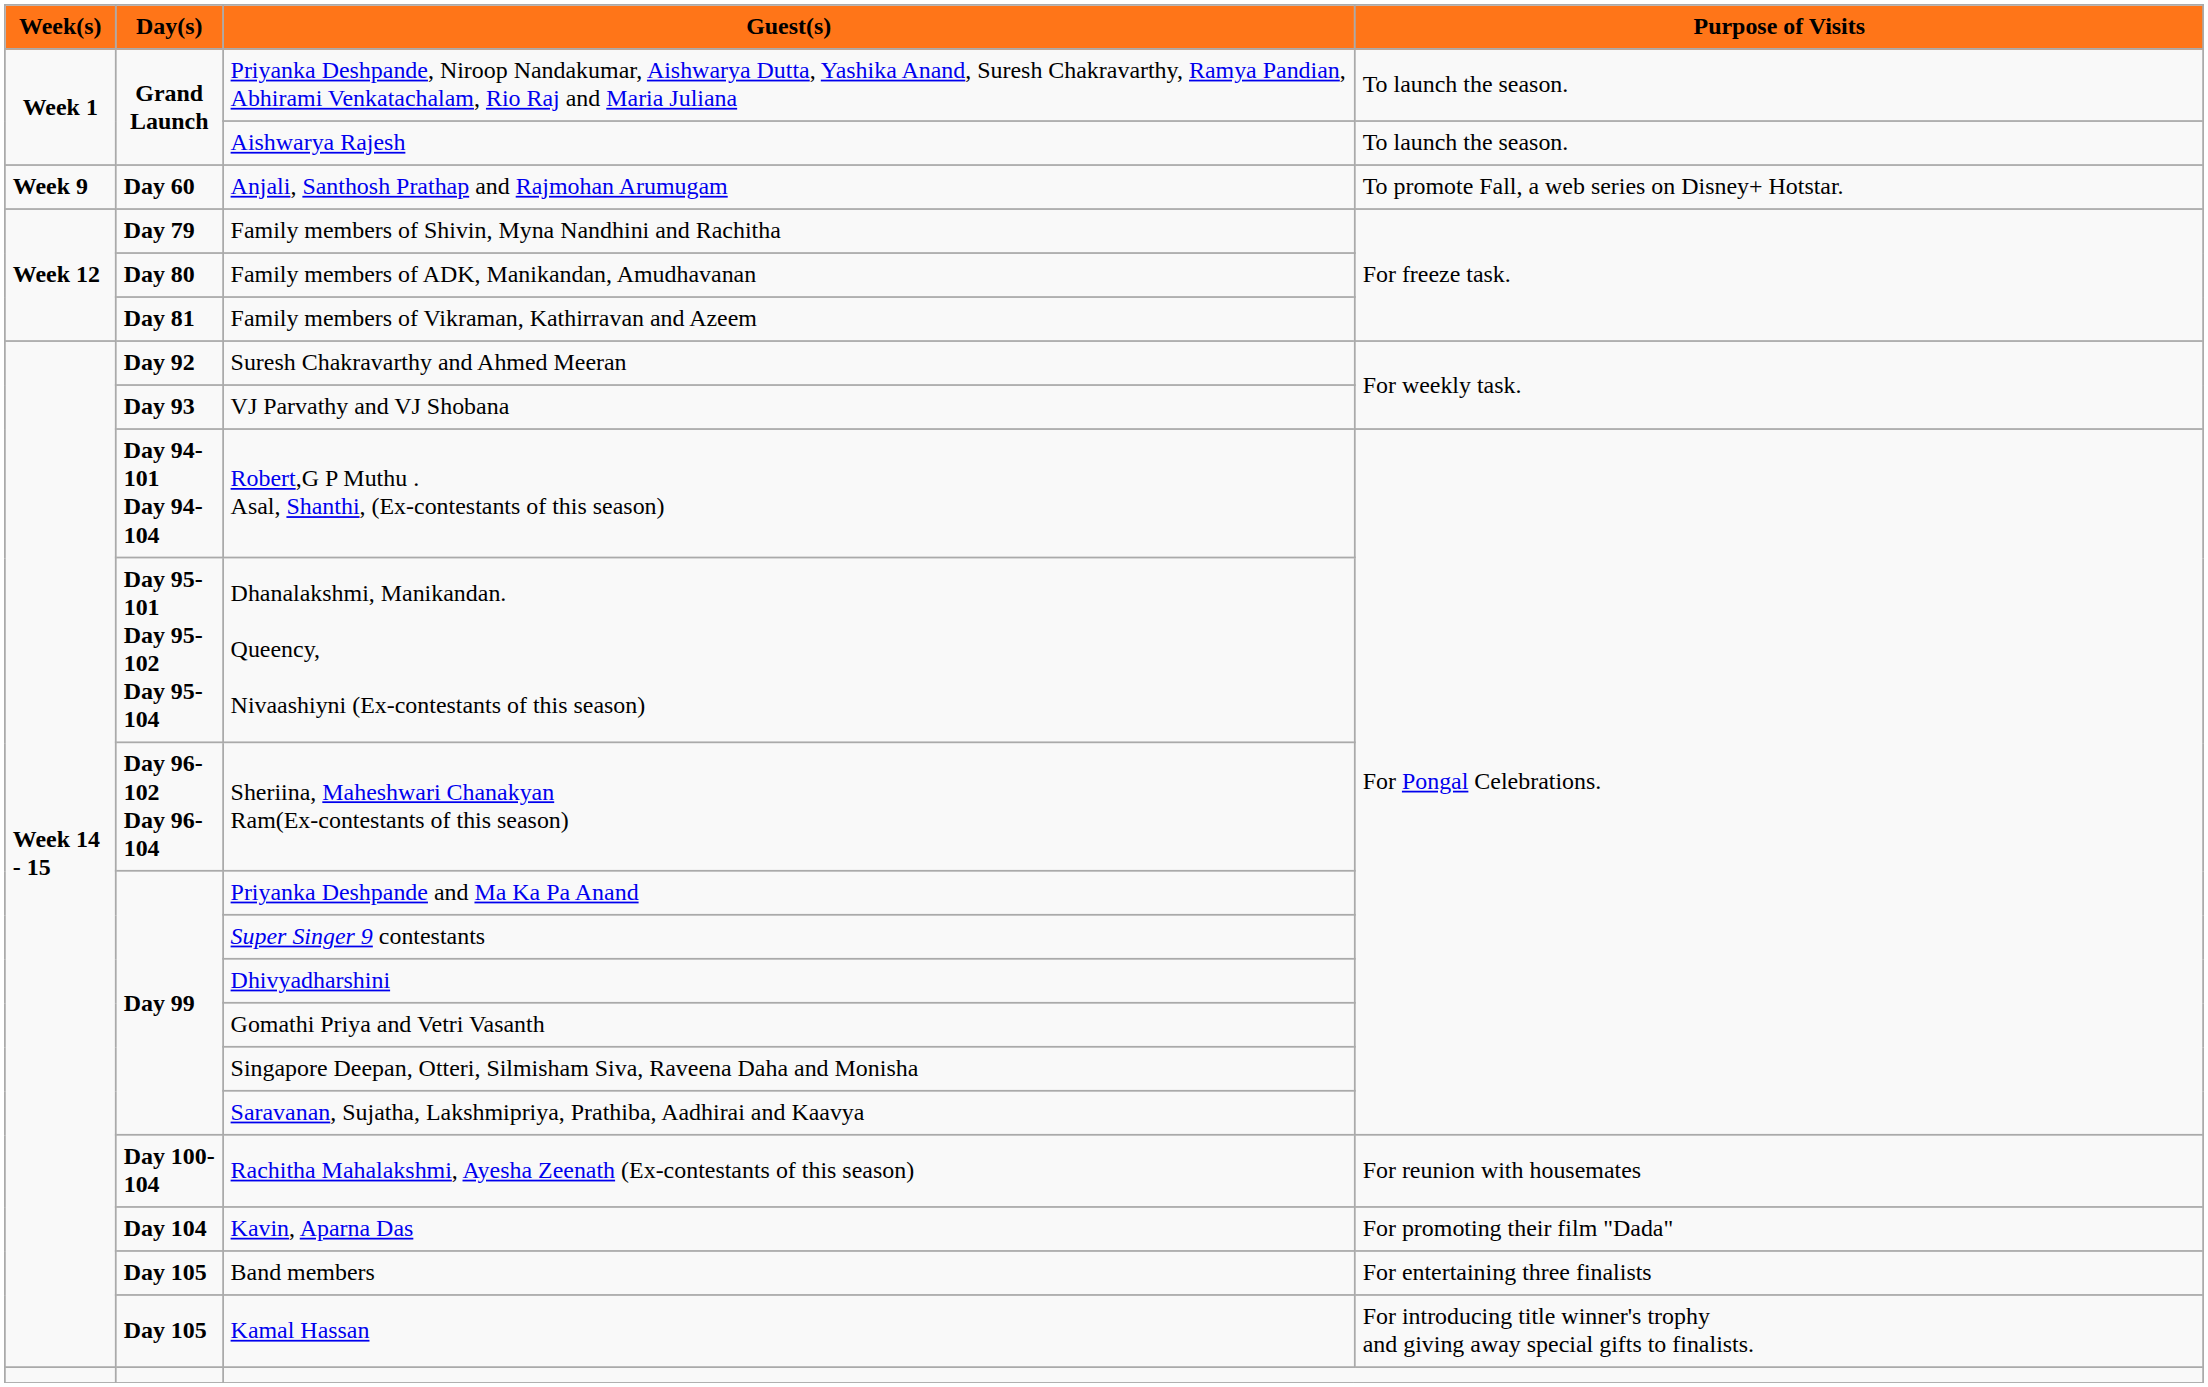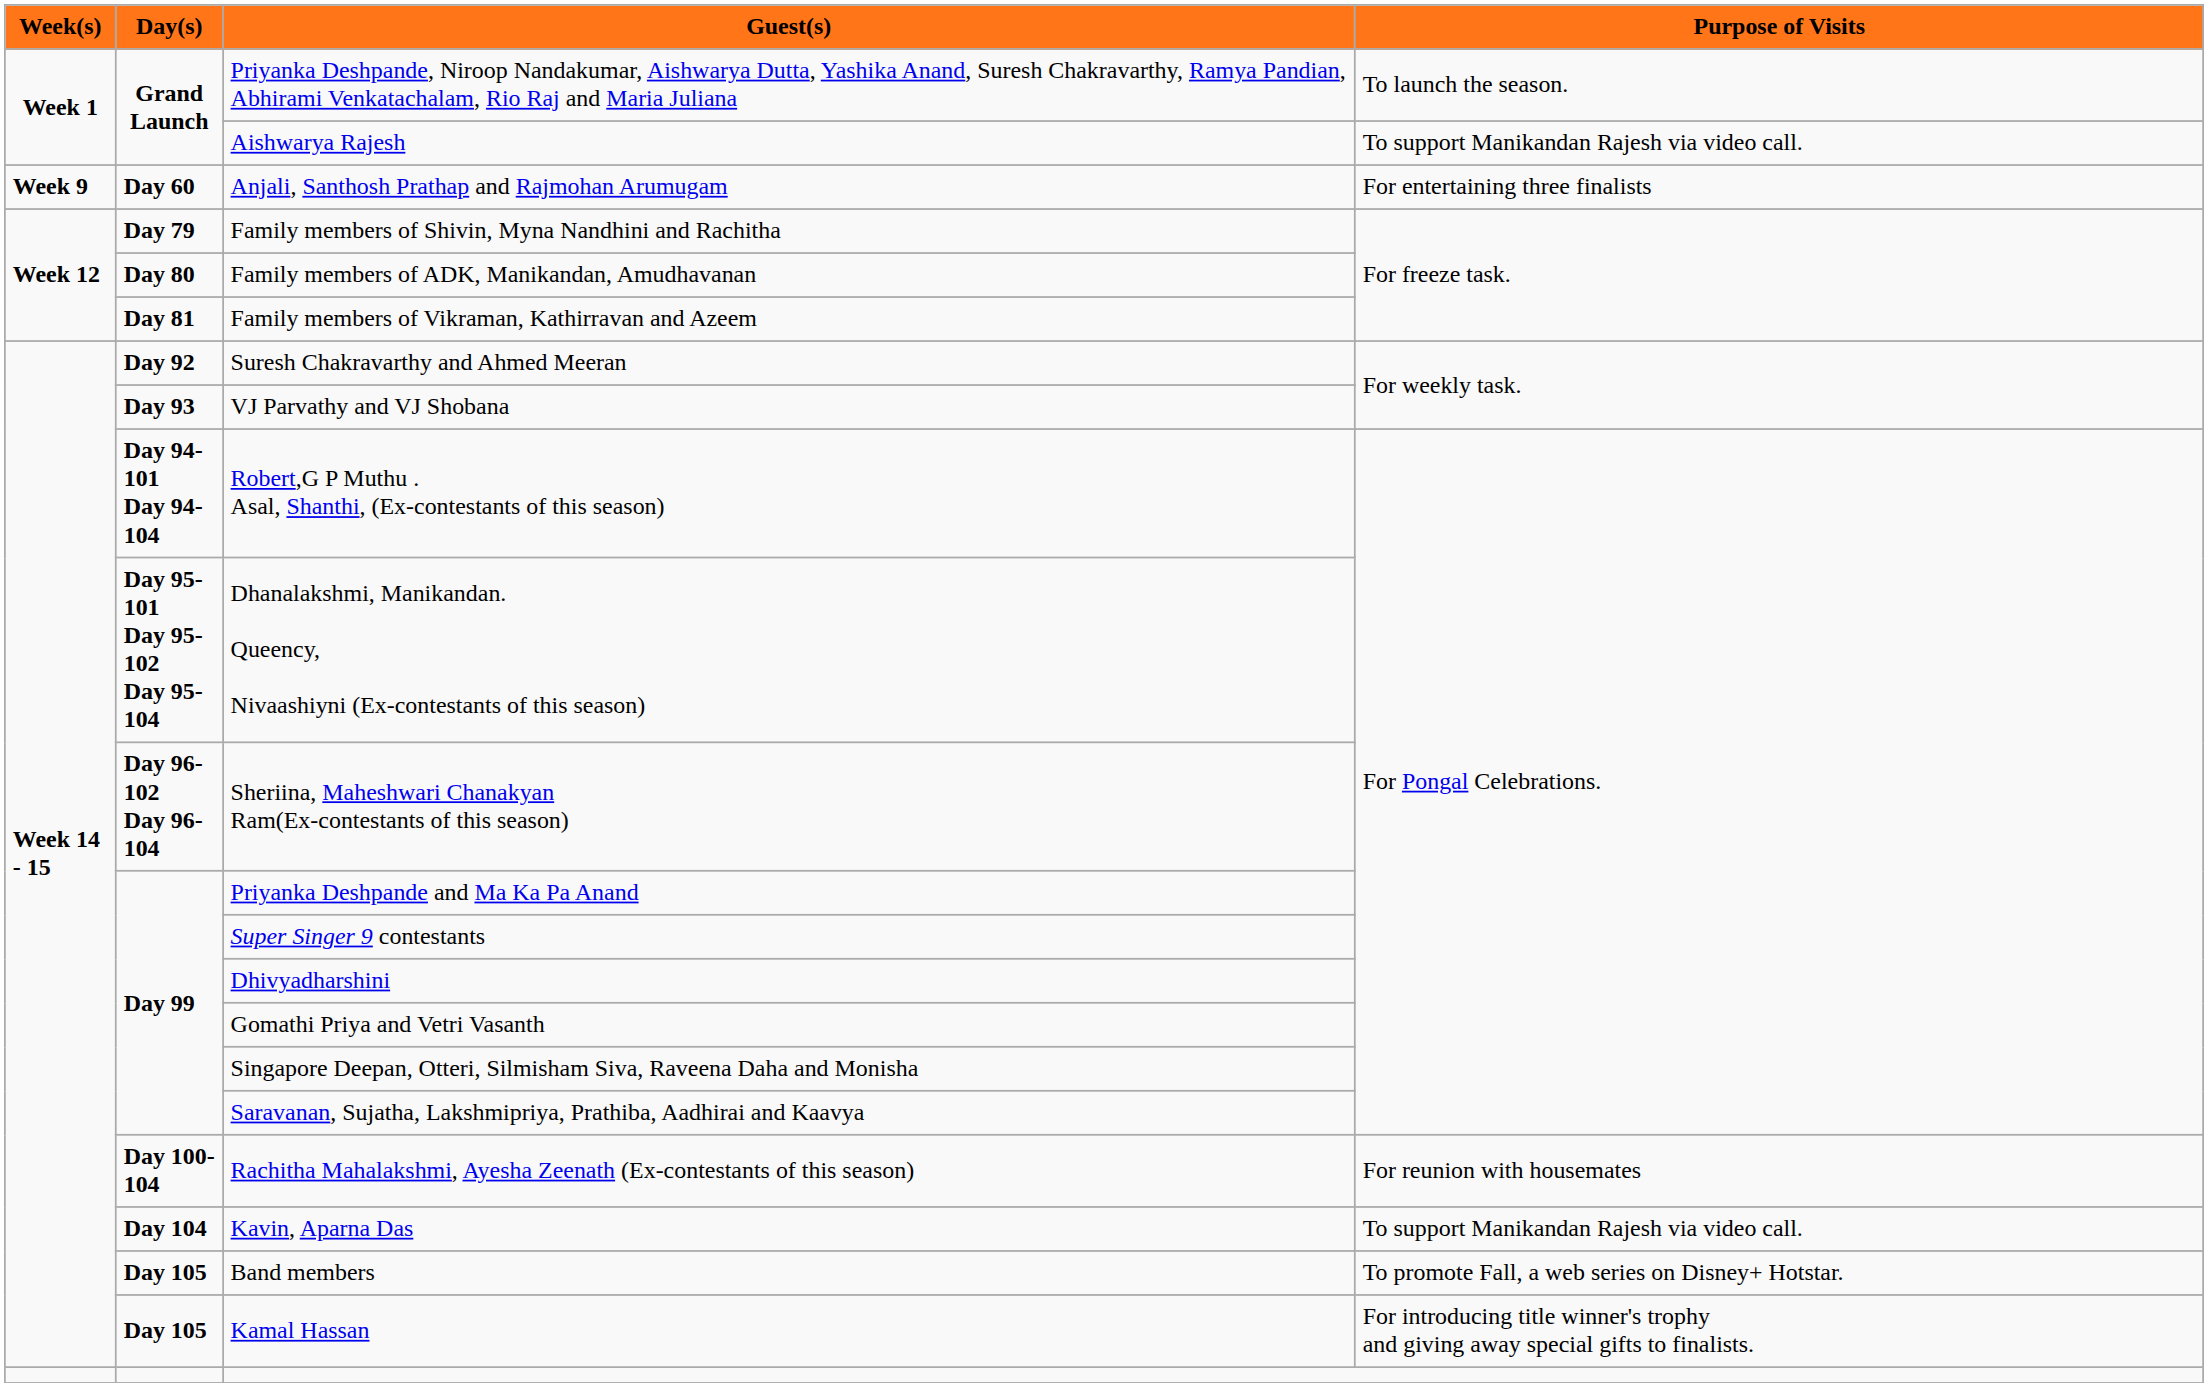(1465, 142) To launch the season. -> (1583, 142) To support Manikandan Rajesh via video call.
(1603, 186) To promote Fall, a web series on Disney+ Hotstar. -> (1507, 186) For entertaining three finalists
(1518, 1228) For promoting their film "Dada" -> (1583, 1228) To support Manikandan Rajesh via video call.
(1507, 1272) For entertaining three finalists -> (1603, 1272) To promote Fall, a web series on Disney+ Hotstar.
